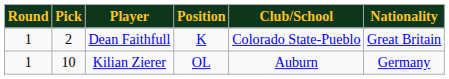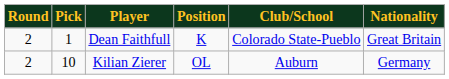(28, 39) 1 -> (28, 39) 2
(68, 39) 2 -> (68, 39) 1
(28, 62) 1 -> (28, 62) 2
